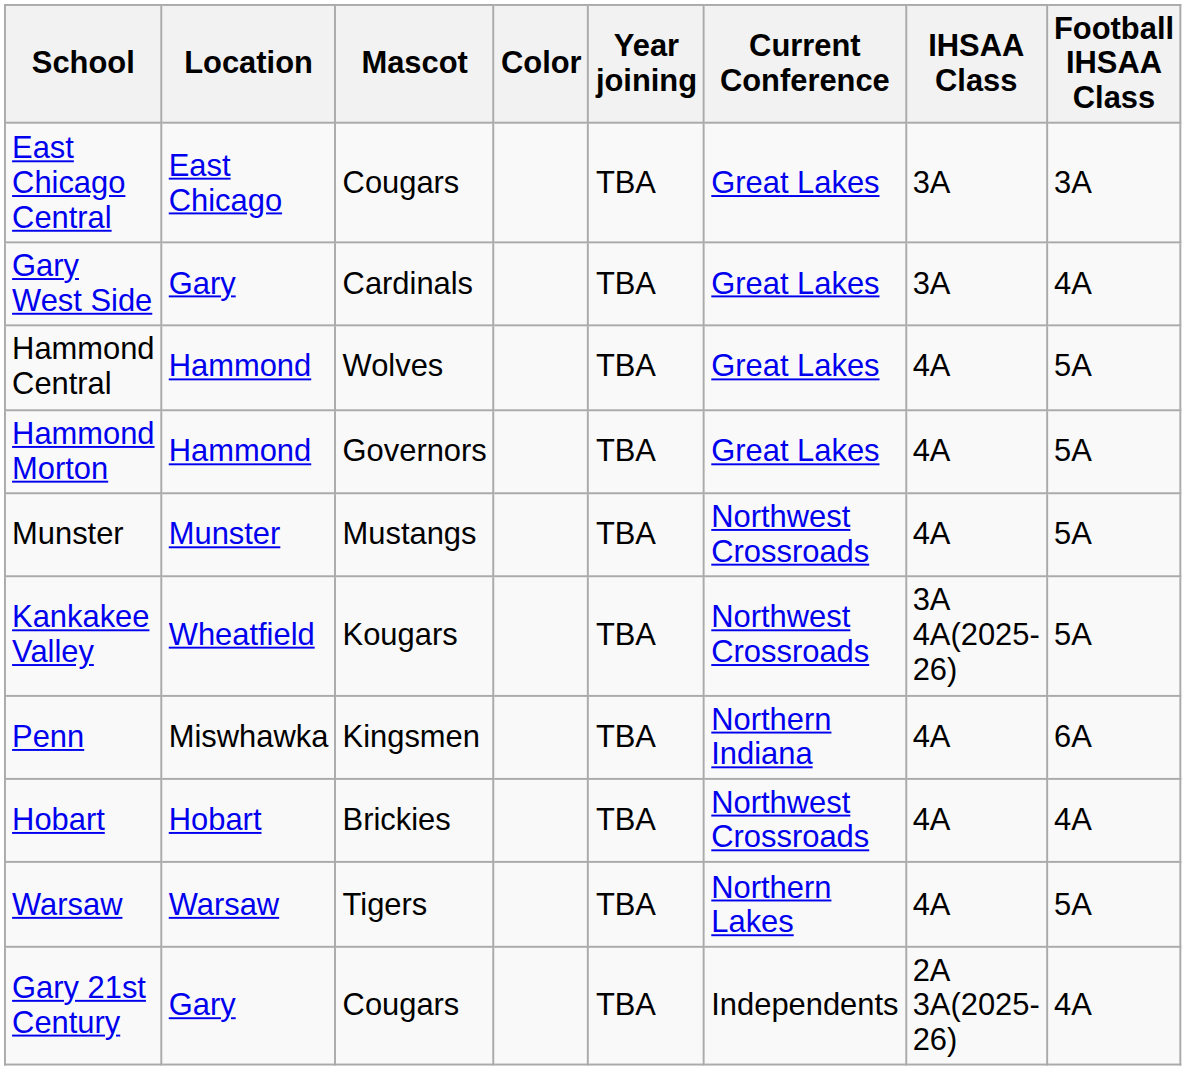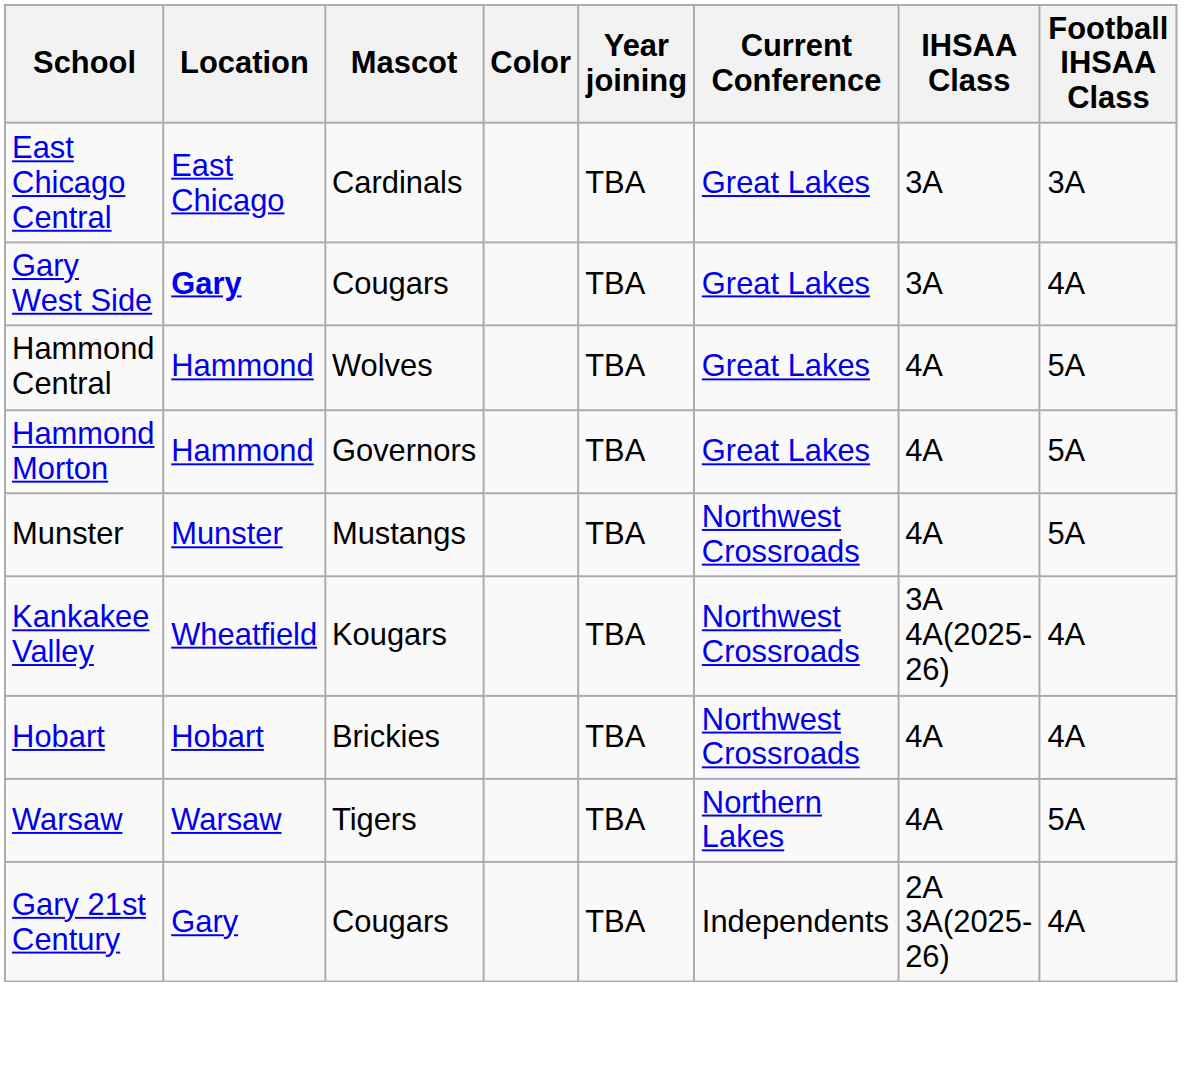(401, 182) Cougars -> (397, 182) Cardinals
(202, 283) normal -> (206, 283) bold
(408, 283) Cardinals -> (390, 283) Cougars
(1073, 635) 5A -> (1066, 635) 4A
- row: (48, 736)
